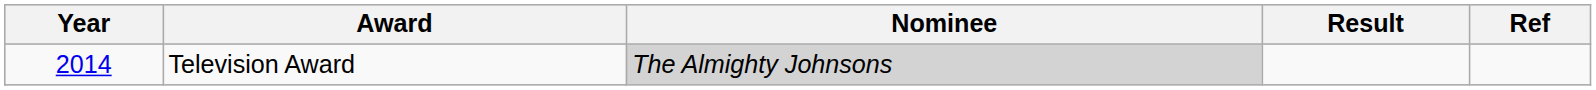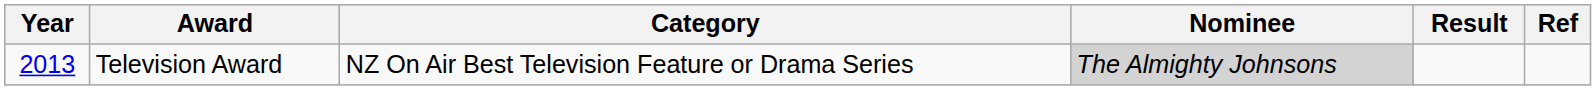+ column: (705, 24)
(84, 64) 2014 -> (47, 64) 2013
